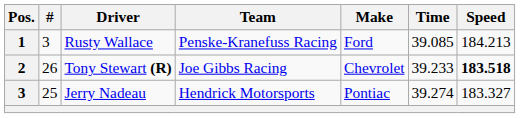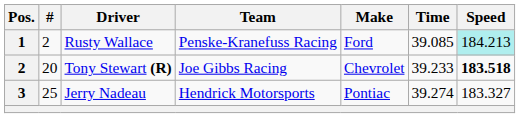(46, 42) 3 -> (46, 42) 2
(486, 42) no background -> (486, 42) paleturquoise background
(50, 67) 26 -> (50, 67) 20
